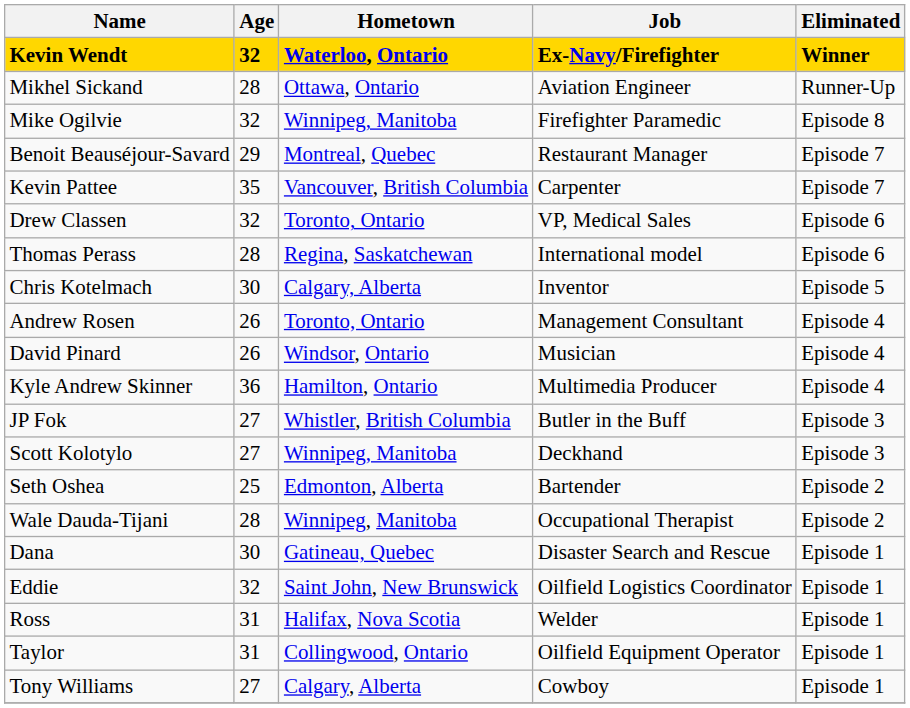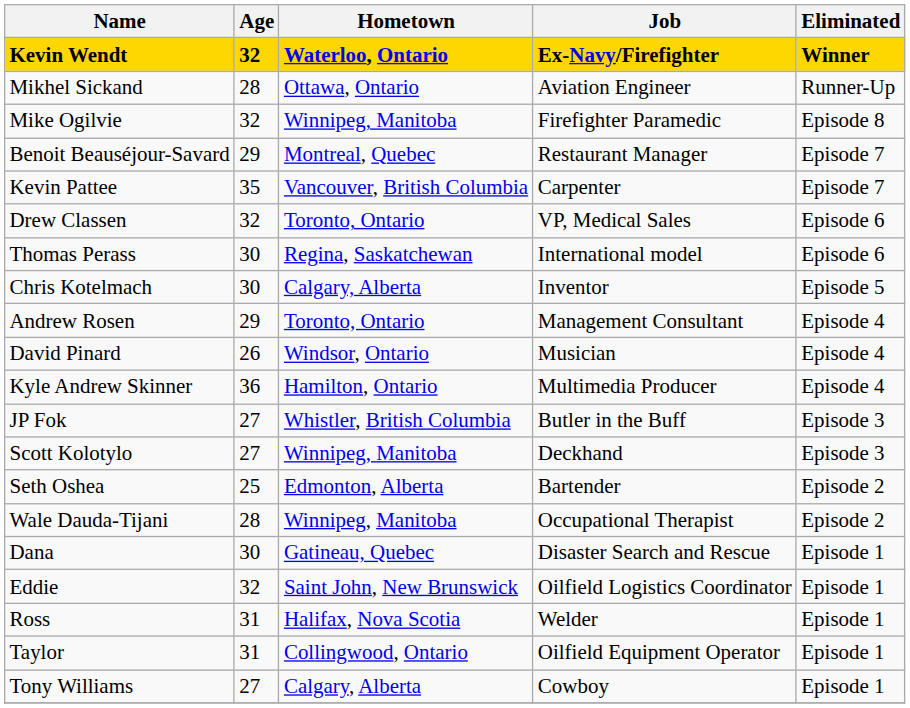(250, 253) 28 -> (250, 253) 30
(250, 320) 26 -> (250, 320) 29
